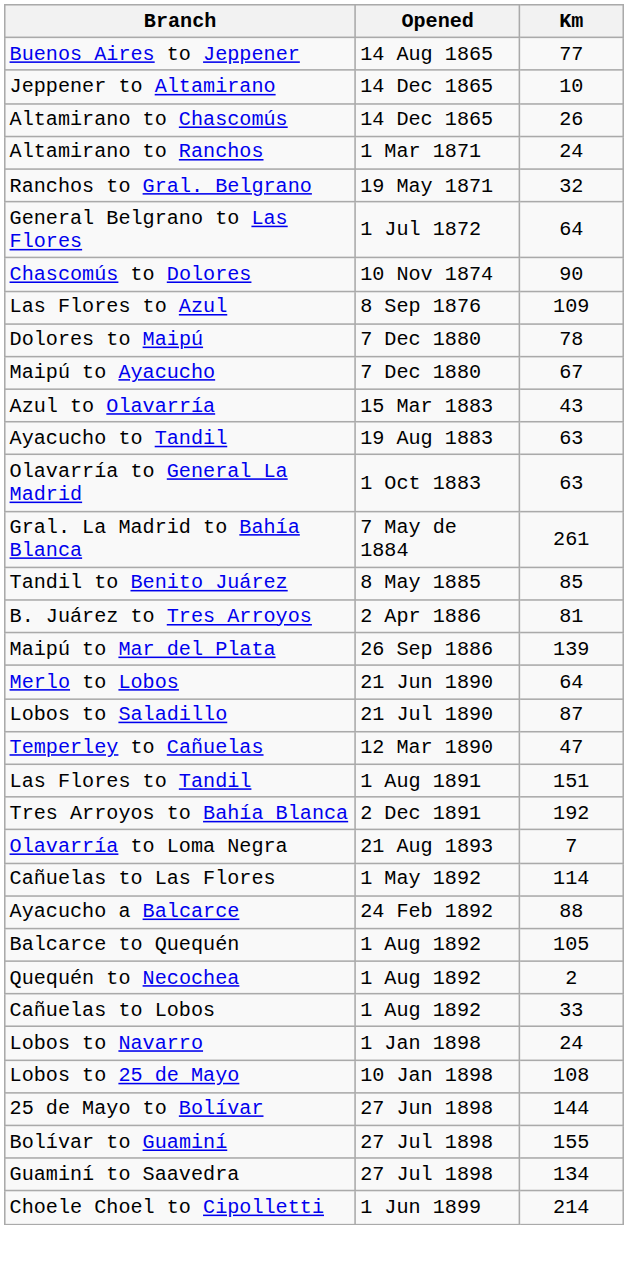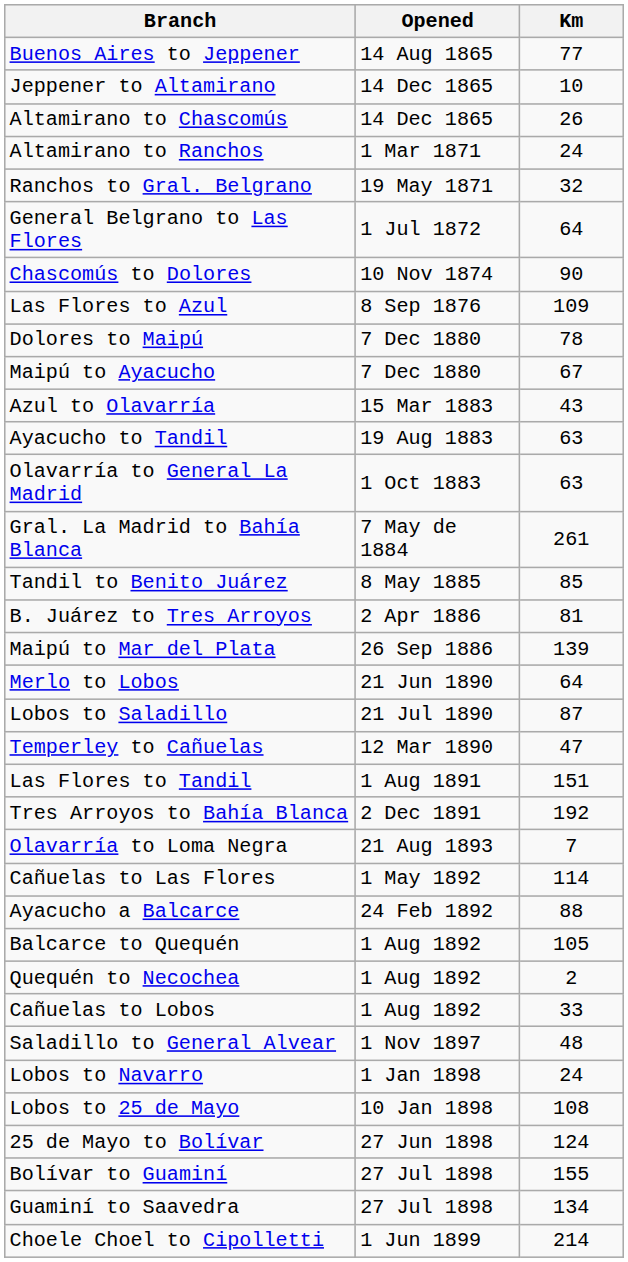+ row: (173, 1043)
(571, 1109) 144 -> (571, 1142) 124
